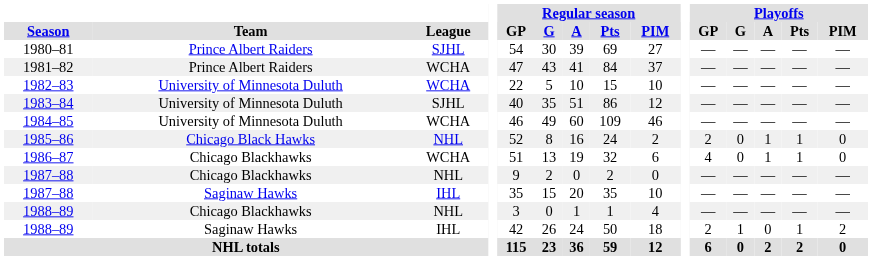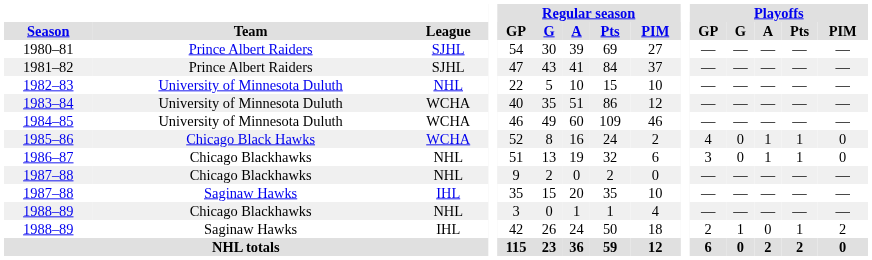(448, 67) WCHA -> (448, 67) SJHL
(448, 85) WCHA -> (448, 85) NHL
(448, 103) SJHL -> (448, 103) WCHA
(448, 139) NHL -> (448, 139) WCHA
(708, 139) 2 -> (708, 139) 4
(448, 157) WCHA -> (448, 157) NHL
(708, 157) 4 -> (708, 157) 3
